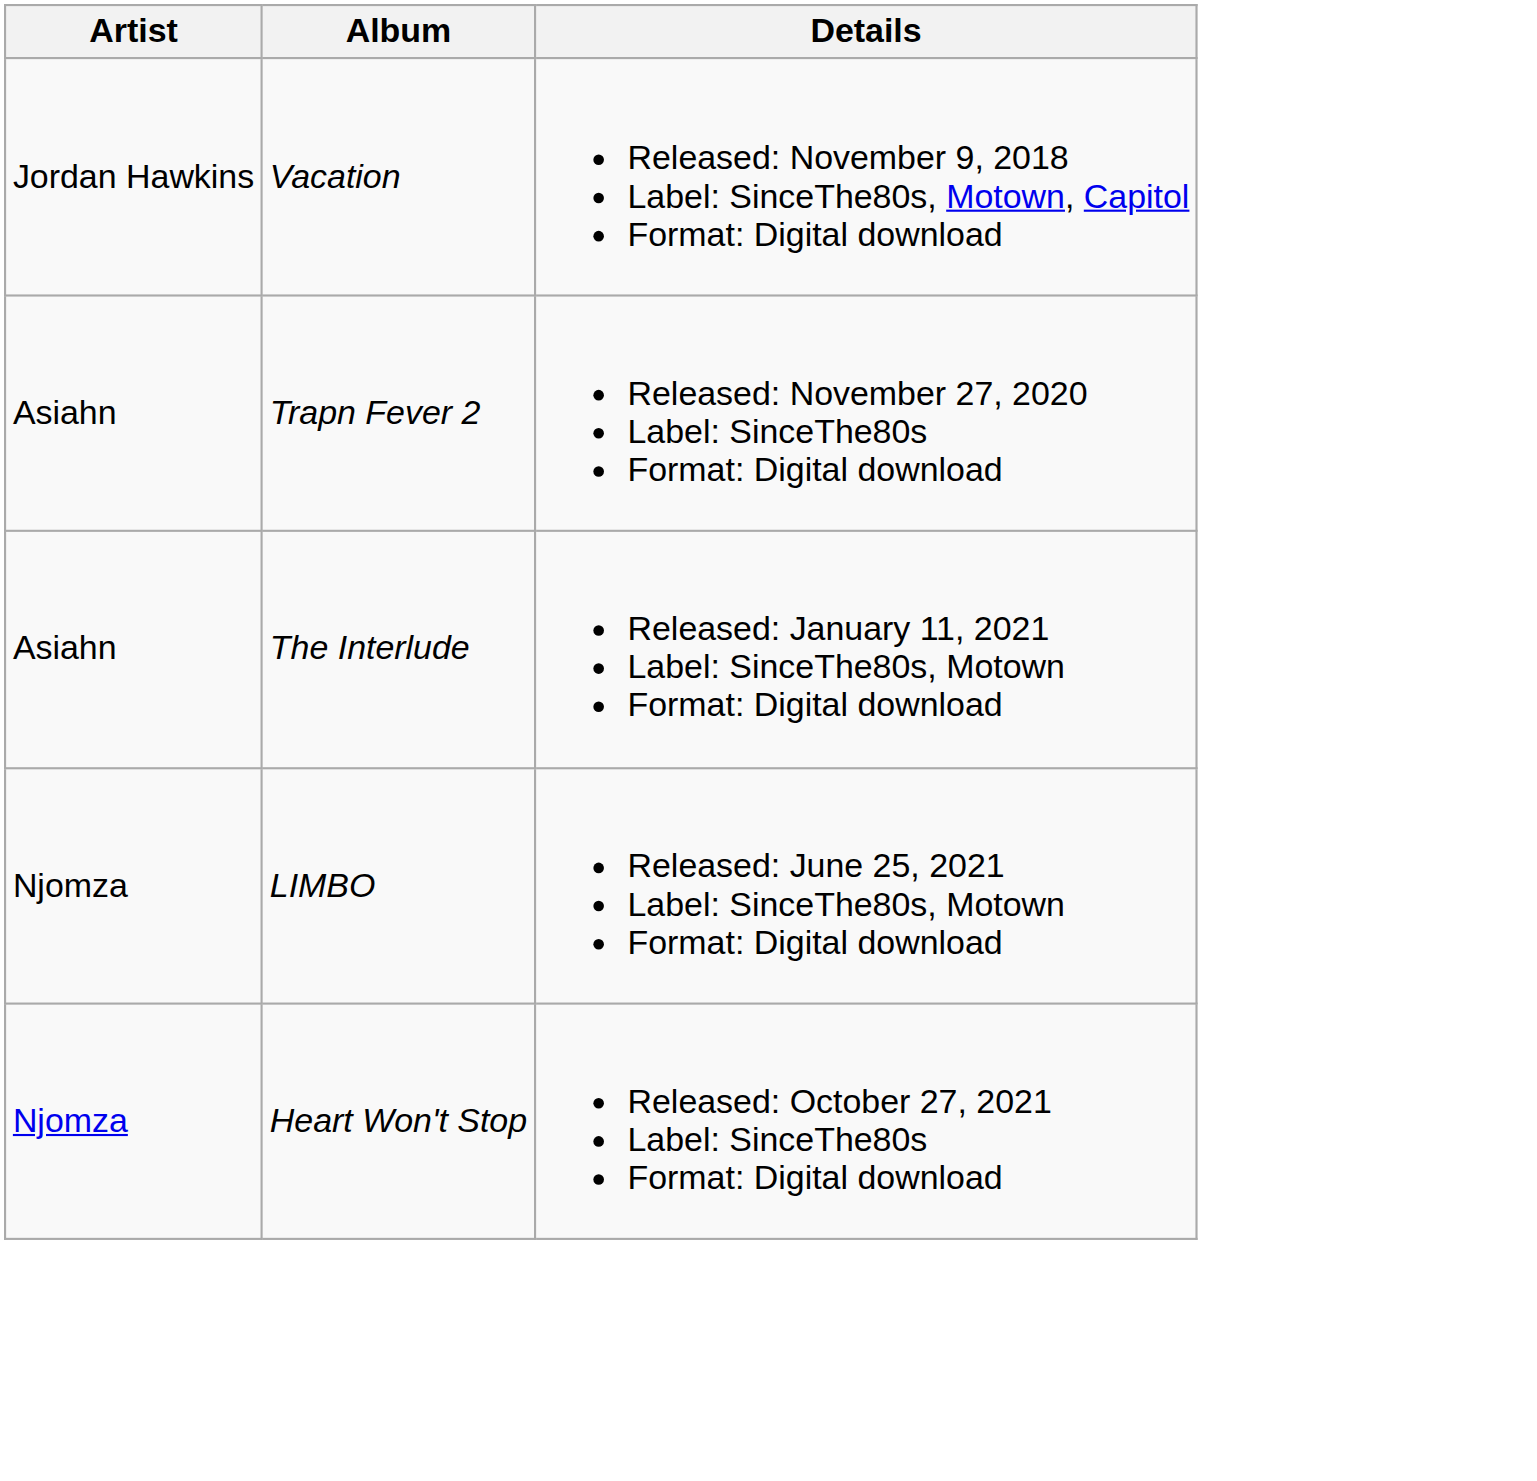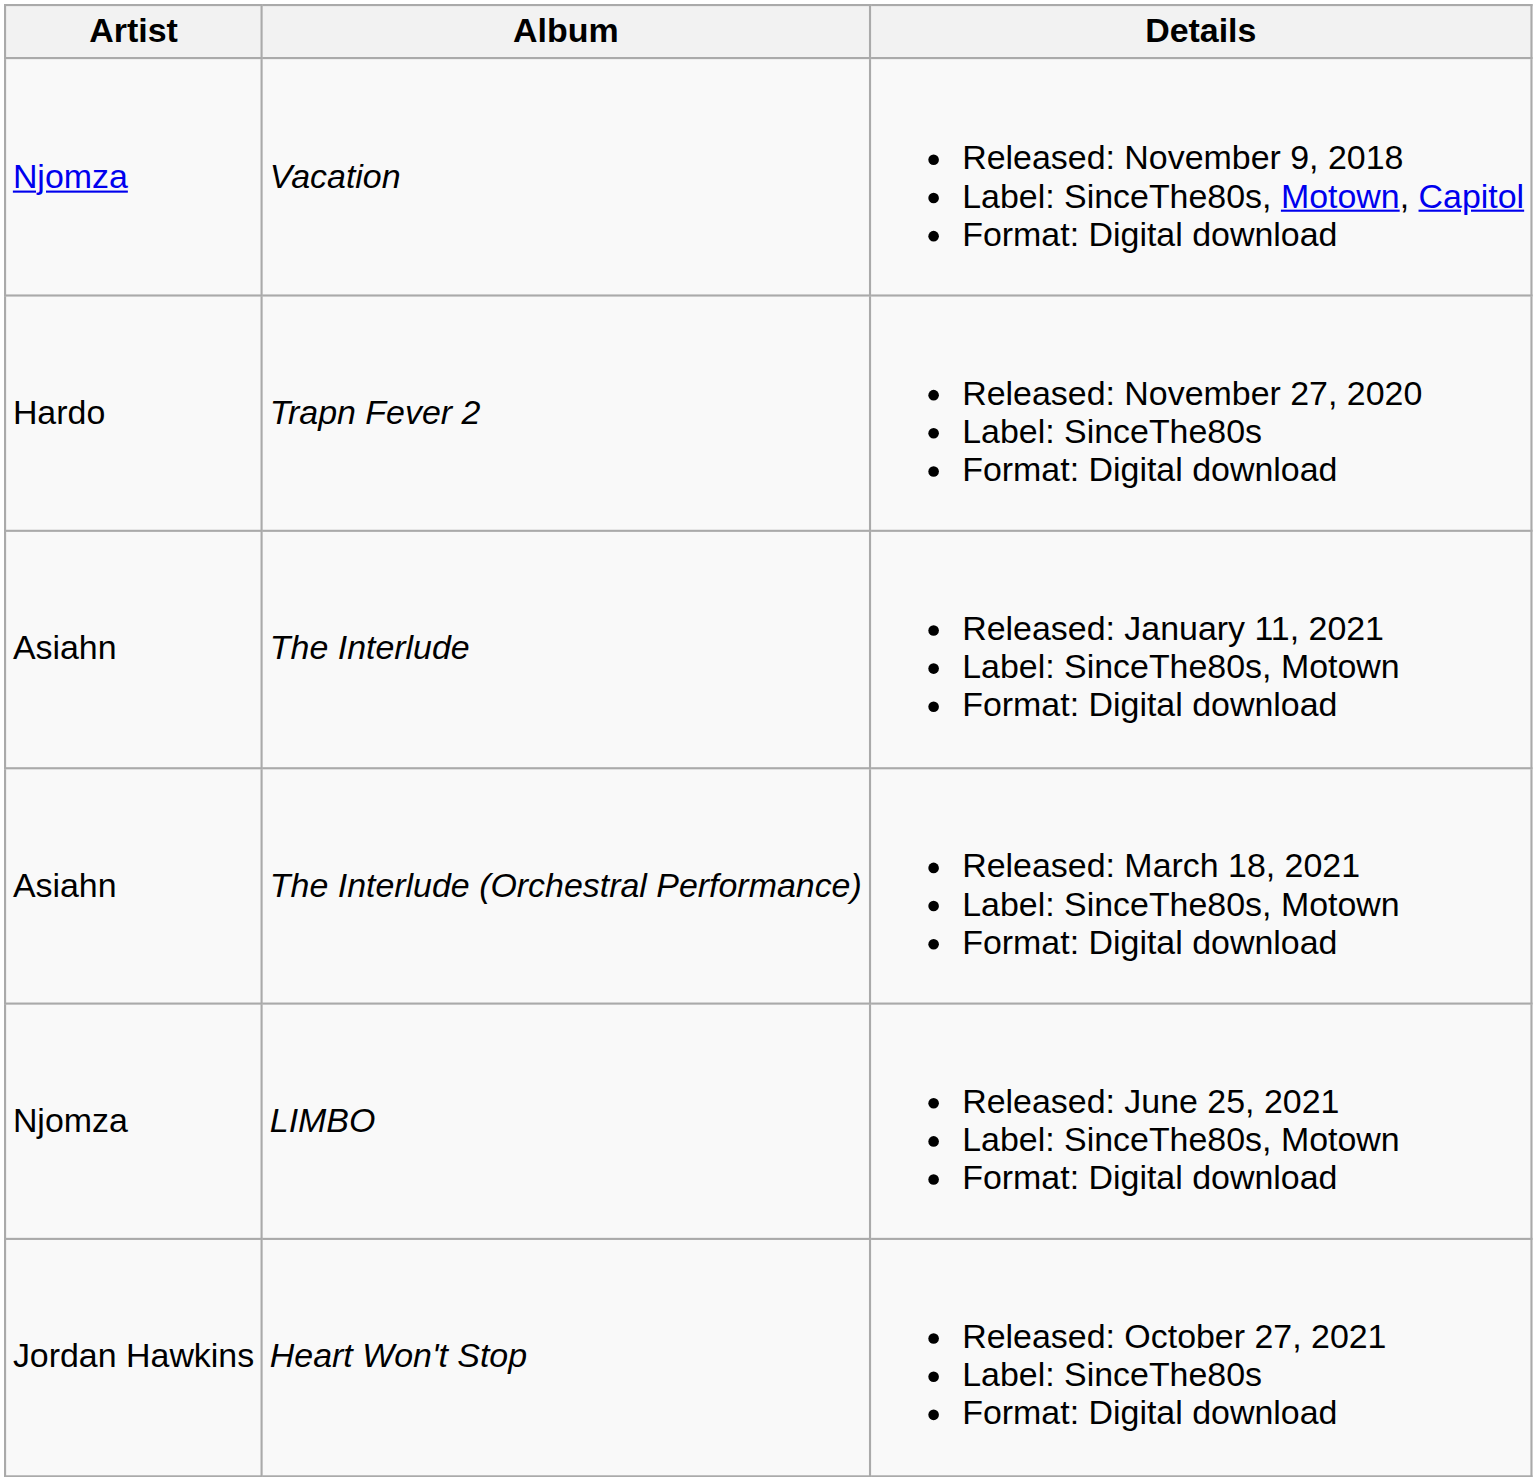(134, 176) Jordan Hawkins -> (70, 176) Njomza
(65, 412) Asiahn -> (59, 412) Hardo
+ row: (566, 884)
(70, 1120) Njomza -> (134, 1356) Jordan Hawkins
